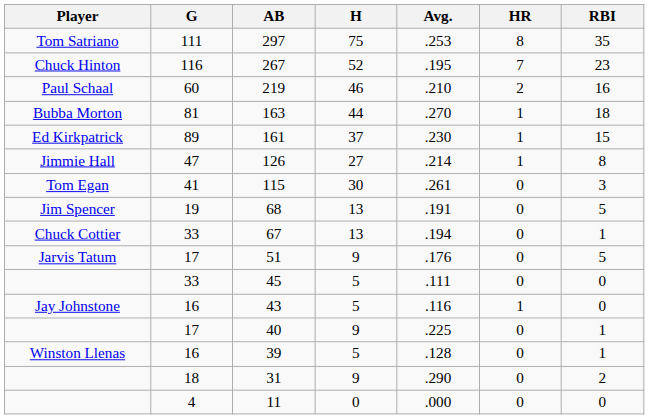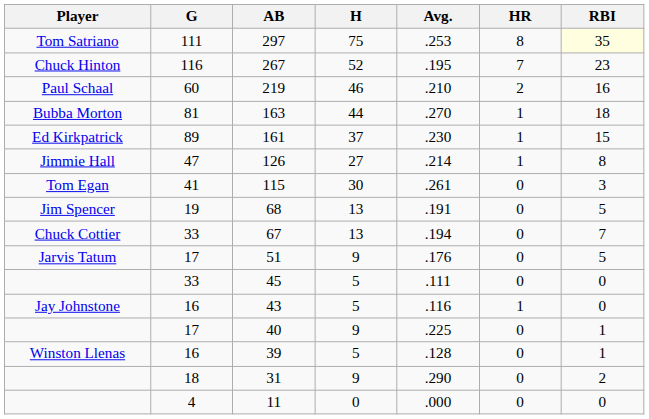(602, 40) no background -> (602, 40) lightyellow background
(602, 233) 1 -> (602, 233) 7
